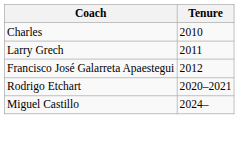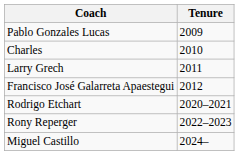+ row: (58, 31)
+ row: (42, 123)
